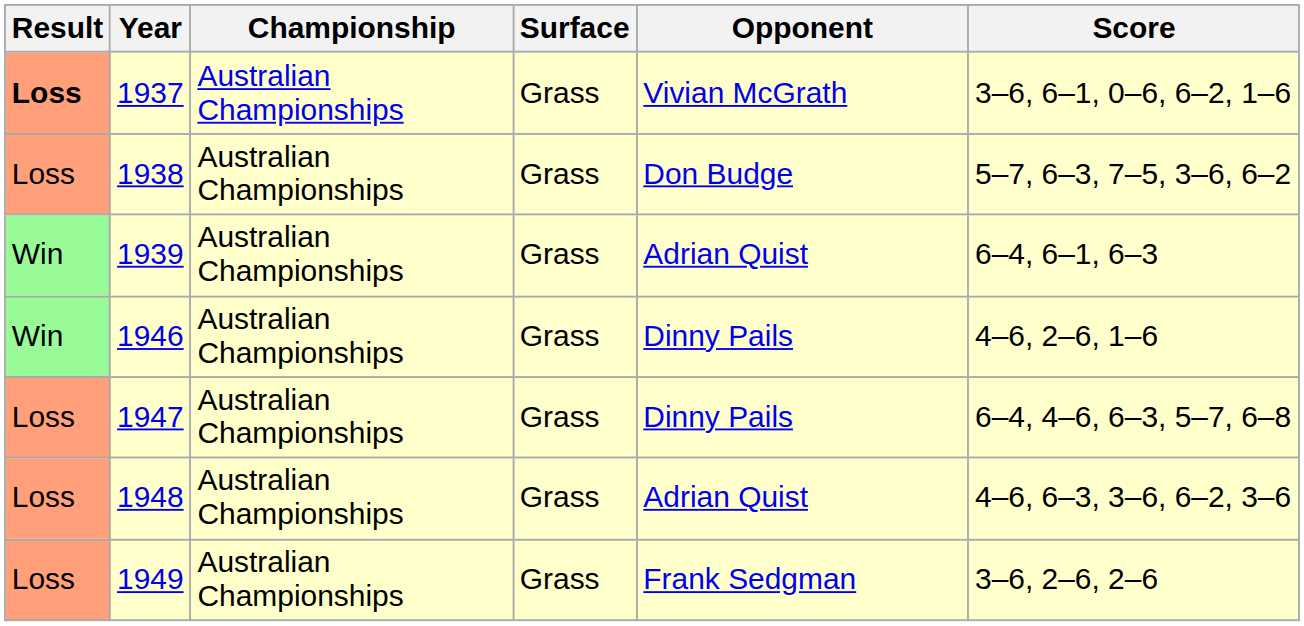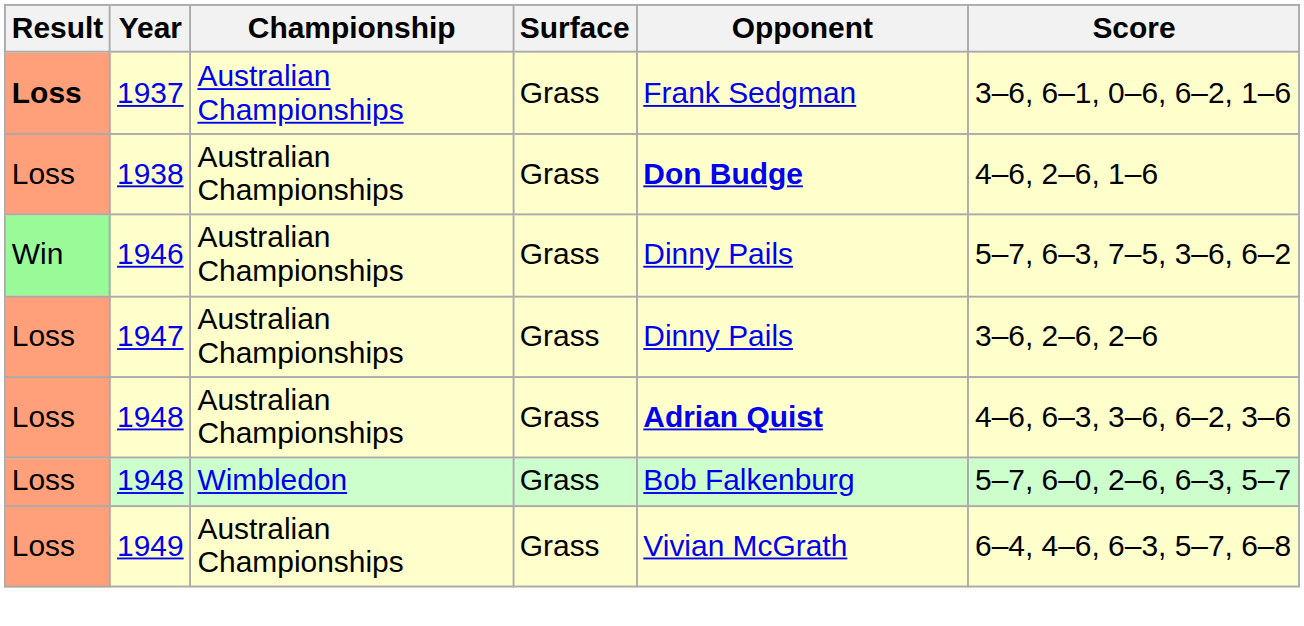(745, 92) Vivian McGrath -> (750, 92) Frank Sedgman
(718, 173) normal -> (723, 173) bold
(1133, 173) 5–7, 6–3, 7–5, 3–6, 6–2 -> (1067, 173) 4–6, 2–6, 1–6
- row: (150, 254)
(1067, 335) 4–6, 2–6, 1–6 -> (1133, 254) 5–7, 6–3, 7–5, 3–6, 6–2
(1133, 416) 6–4, 4–6, 6–3, 5–7, 6–8 -> (1067, 335) 3–6, 2–6, 2–6
(726, 498) normal -> (733, 416) bold
+ row: (150, 481)
(750, 579) Frank Sedgman -> (745, 545) Vivian McGrath
(1067, 579) 3–6, 2–6, 2–6 -> (1133, 545) 6–4, 4–6, 6–3, 5–7, 6–8
